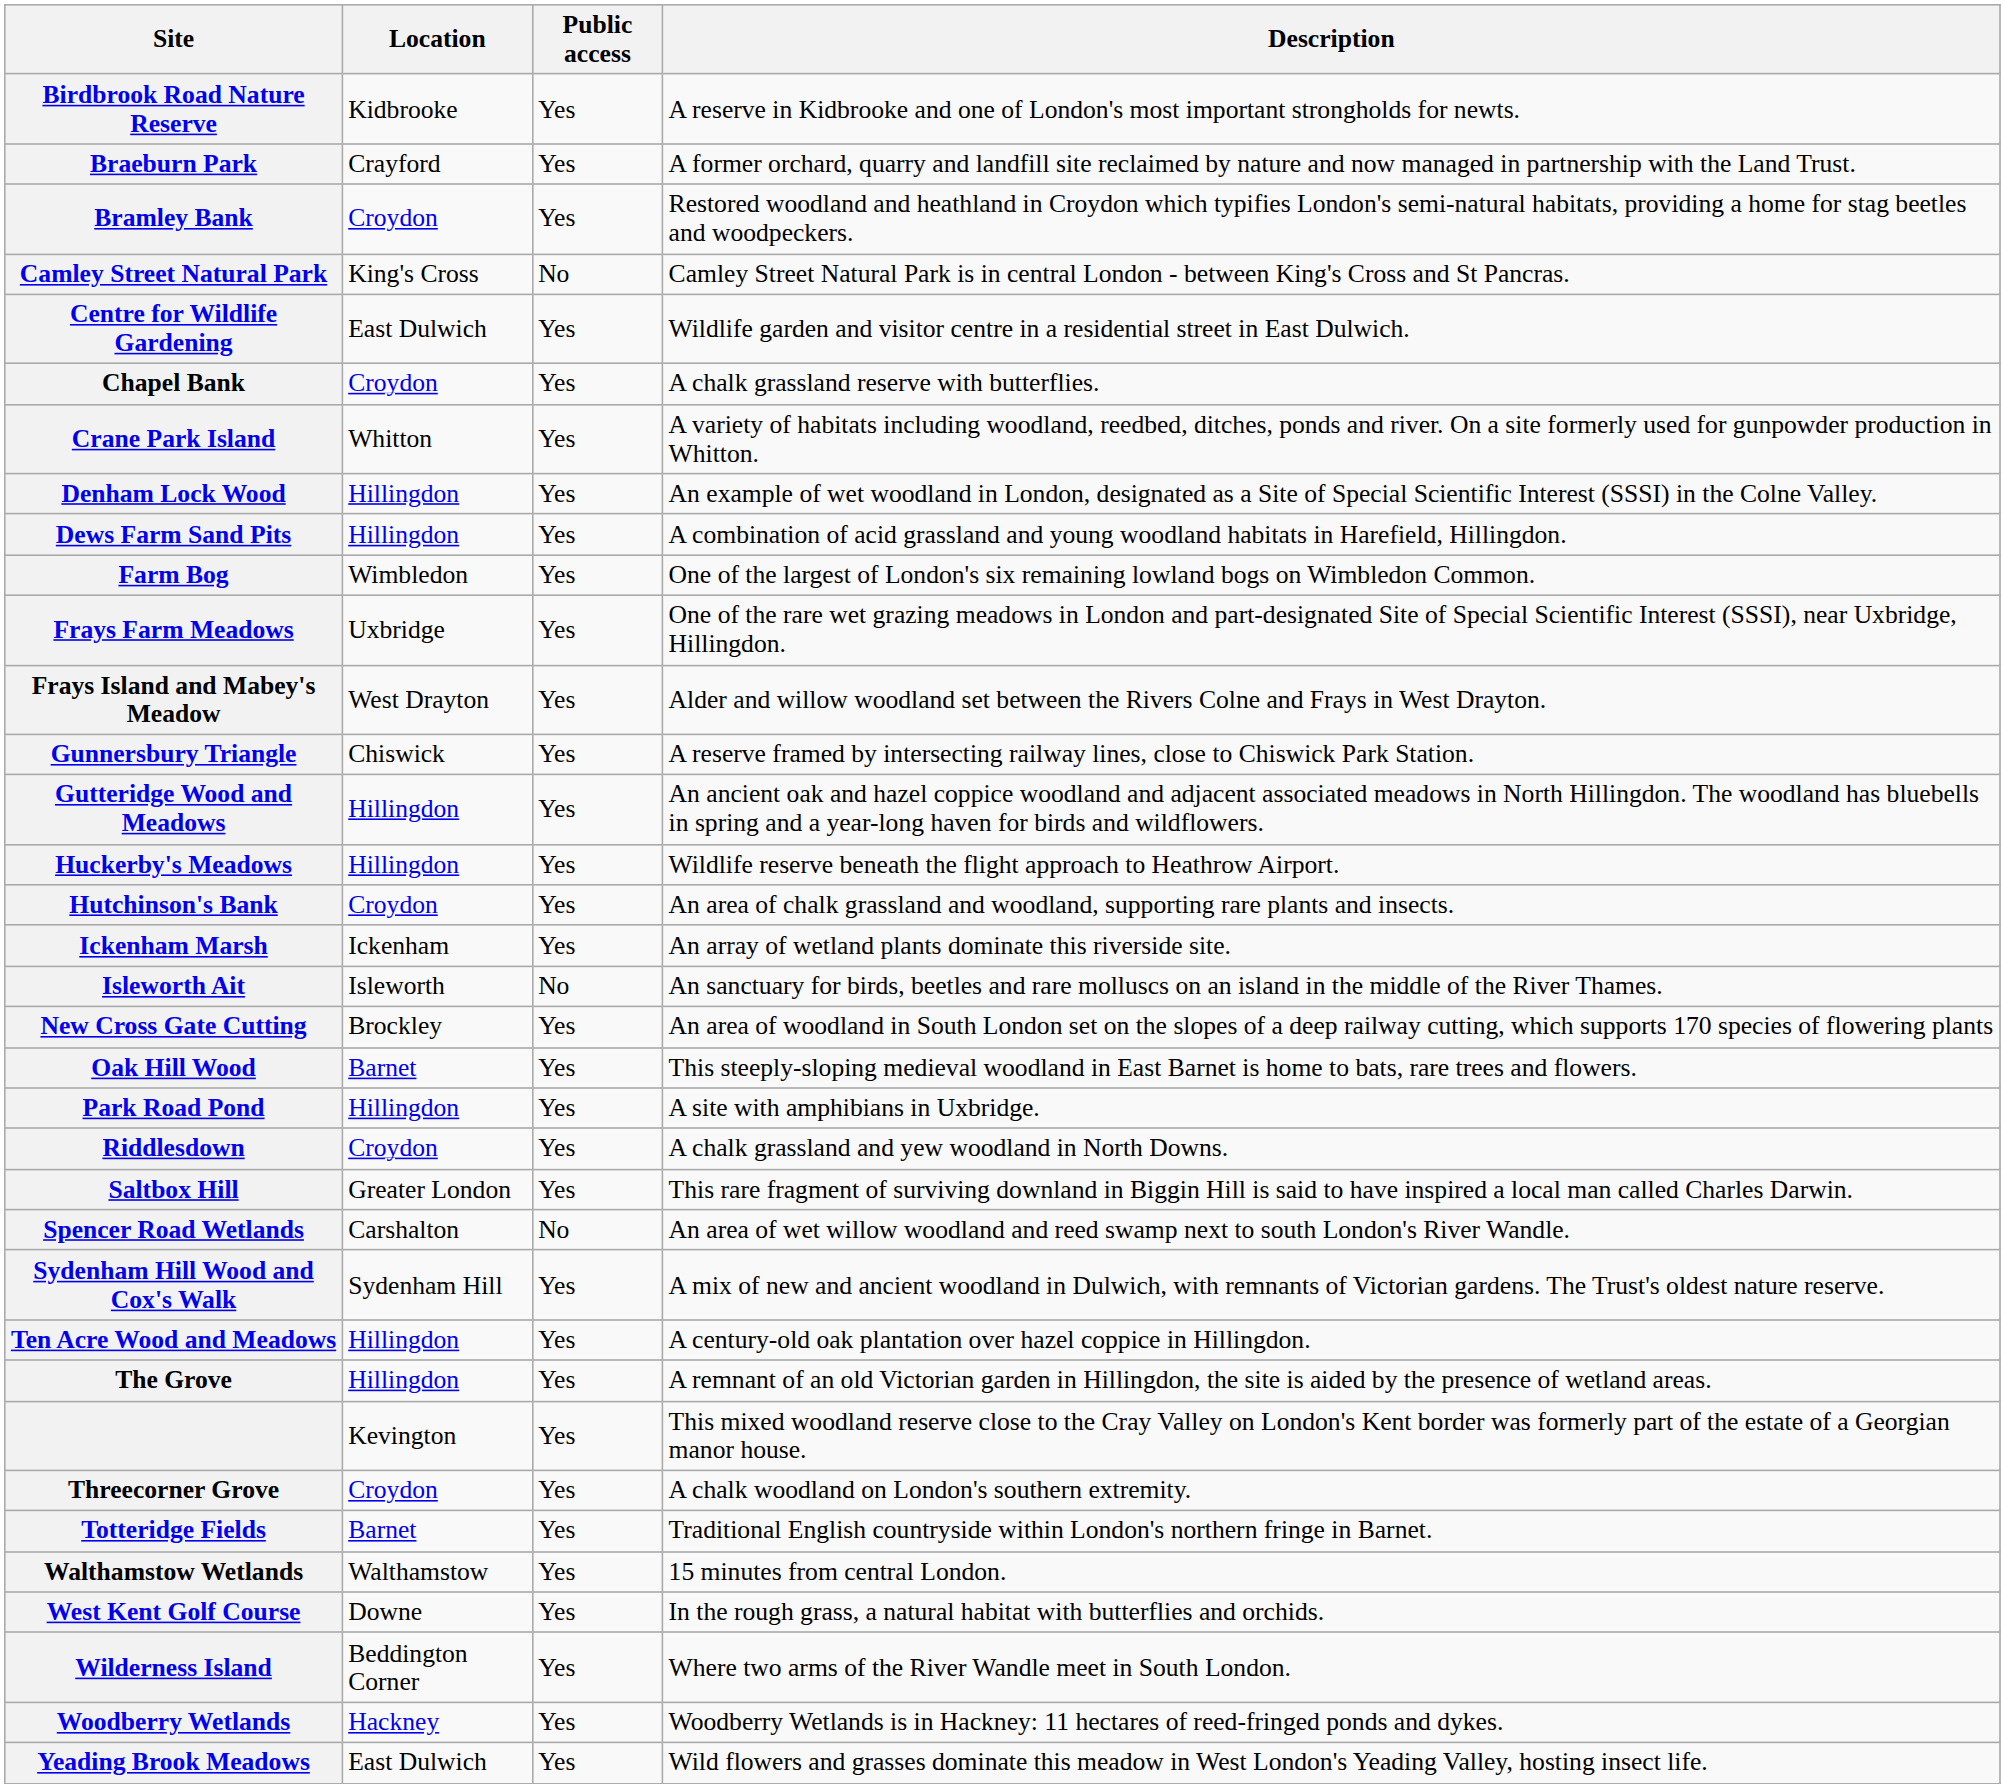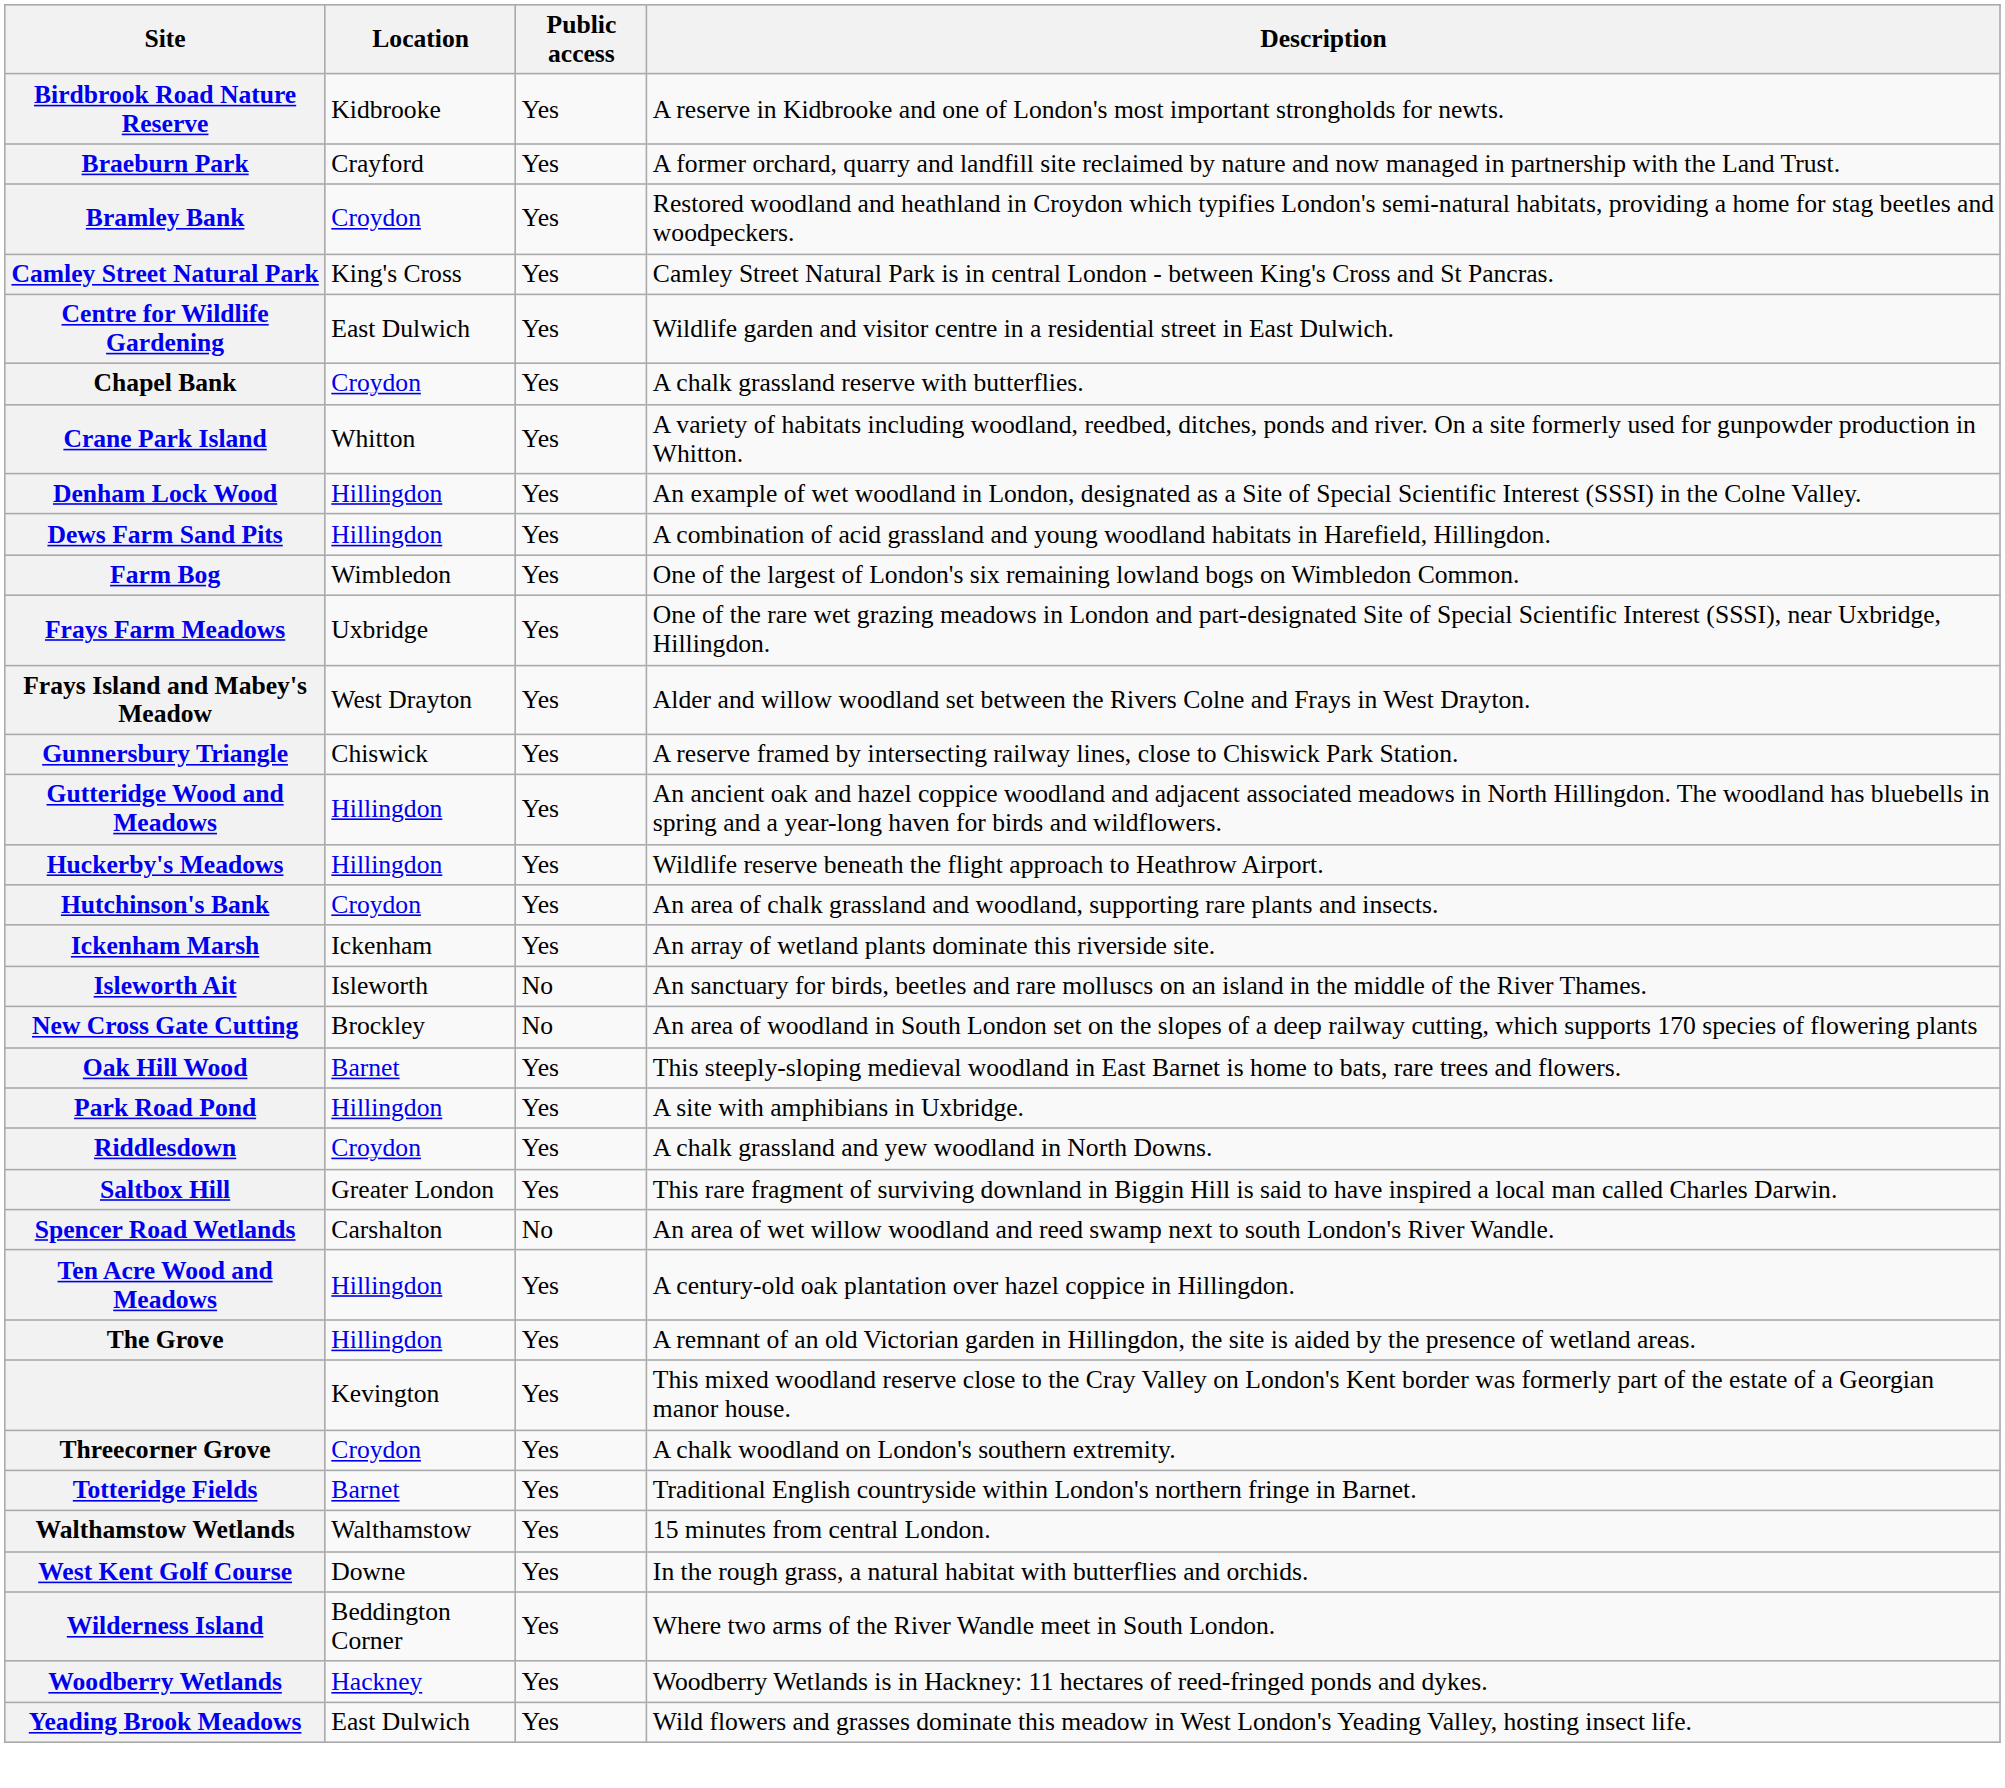(554, 273) No -> (540, 273) Yes
(557, 1026) Yes -> (537, 1026) No
- row: (174, 1284)
